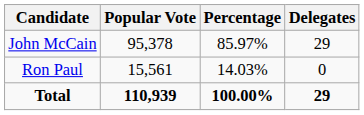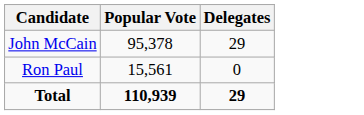- column: (242, 17)
